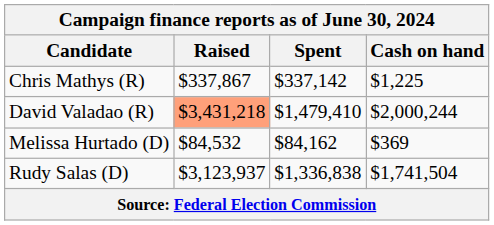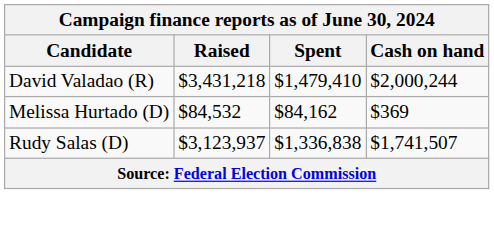- row: (77, 81)
(222, 111) lightsalmon background -> (222, 81) no background
(414, 173) $1,741,504 -> (414, 142) $1,741,507
